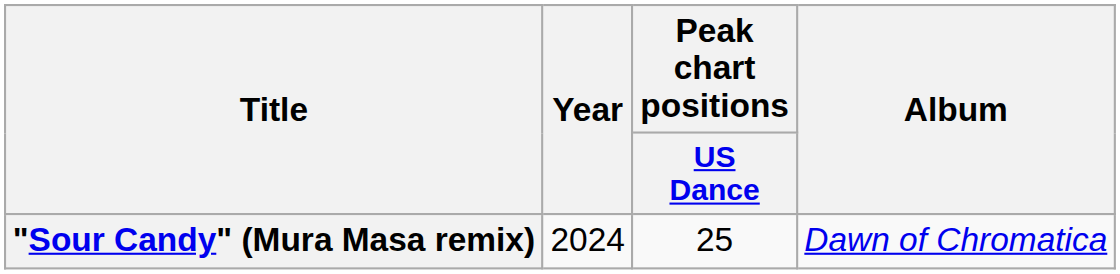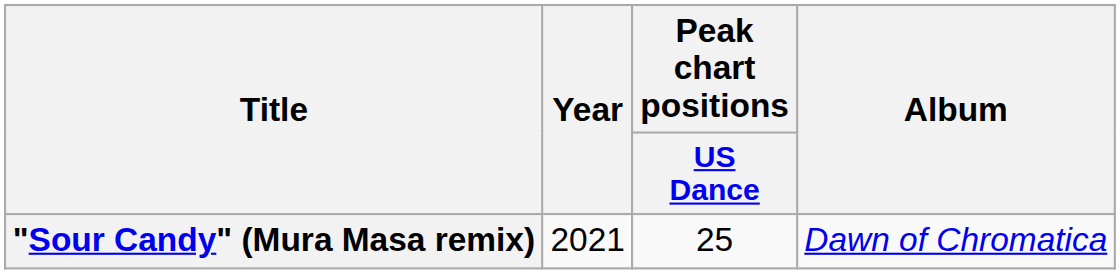(588, 240) 2024 -> (588, 240) 2021
